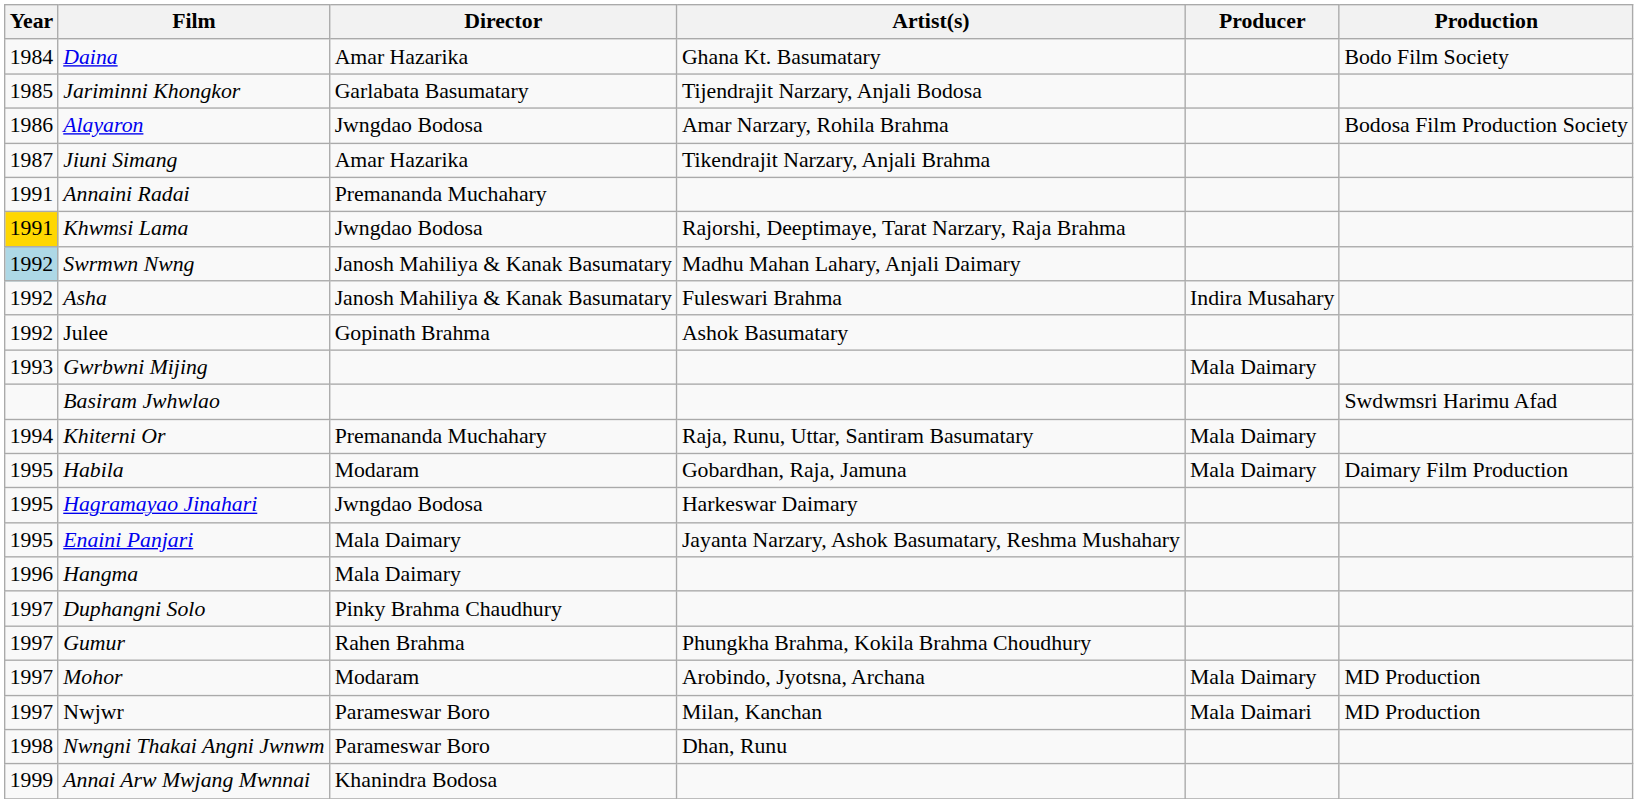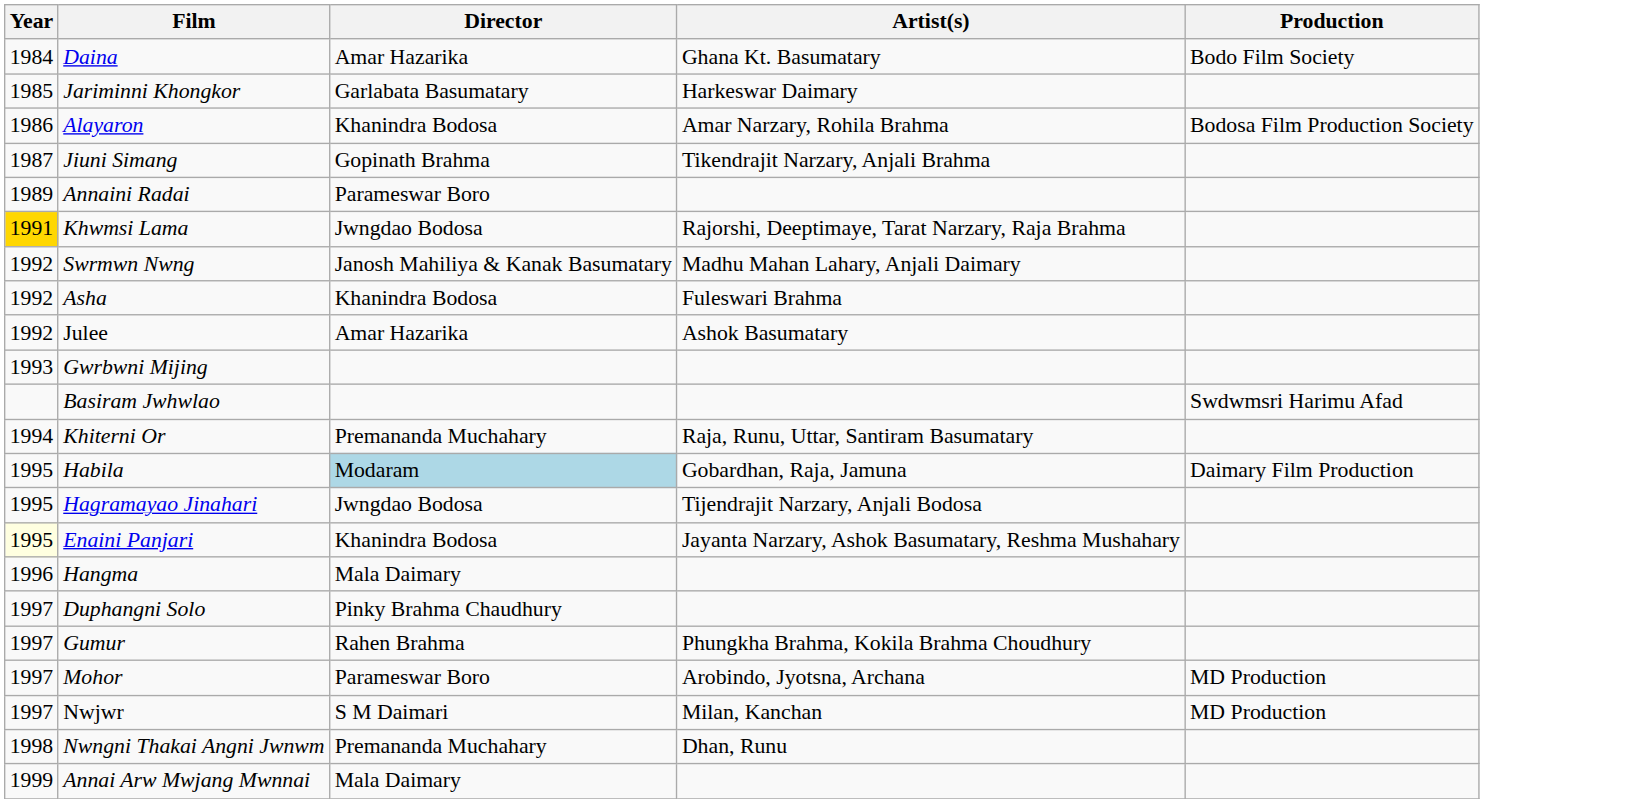- column: (1262, 21)
(832, 90) Tijendrajit Narzary, Anjali Bodosa -> (770, 90) Harkeswar Daimary
(409, 125) Jwngdao Bodosa -> (416, 125) Khanindra Bodosa
(401, 159) Amar Hazarika -> (412, 159) Gopinath Brahma
(31, 194) 1991 -> (31, 194) 1989
(441, 194) Premananda Muchahary -> (412, 194) Parameswar Boro
(31, 263) lightblue background -> (31, 263) no background
(503, 297) Janosh Mahiliya & Kanak Basumatary -> (416, 297) Khanindra Bodosa
(412, 332) Gopinath Brahma -> (401, 332) Amar Hazarika
(377, 470) no background -> (377, 470) lightblue background
(770, 504) Harkeswar Daimary -> (832, 504) Tijendrajit Narzary, Anjali Bodosa
(31, 539) no background -> (31, 539) lightyellow background
(398, 539) Mala Daimary -> (416, 539) Khanindra Bodosa
(377, 677) Modaram -> (412, 677) Parameswar Boro
(412, 711) Parameswar Boro -> (391, 711) S M Daimari
(412, 746) Parameswar Boro -> (441, 746) Premananda Muchahary
(416, 780) Khanindra Bodosa -> (398, 780) Mala Daimary
